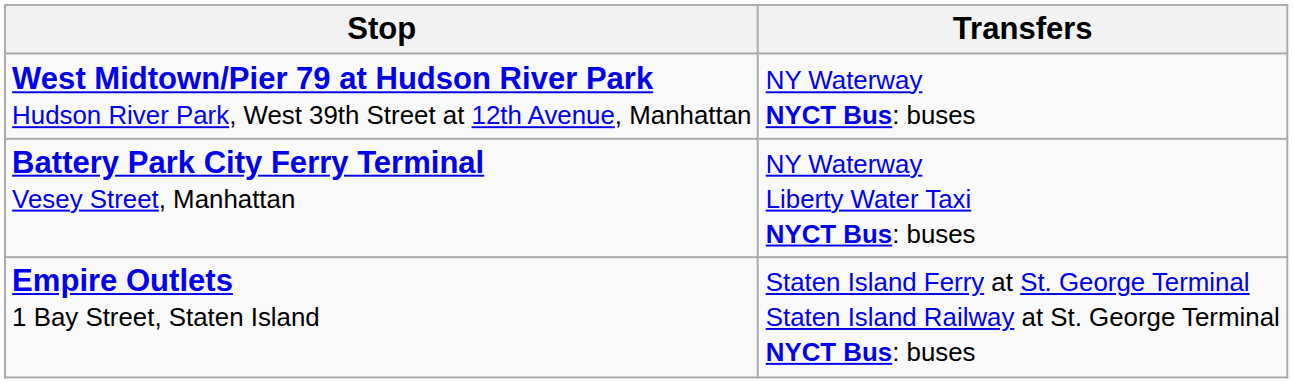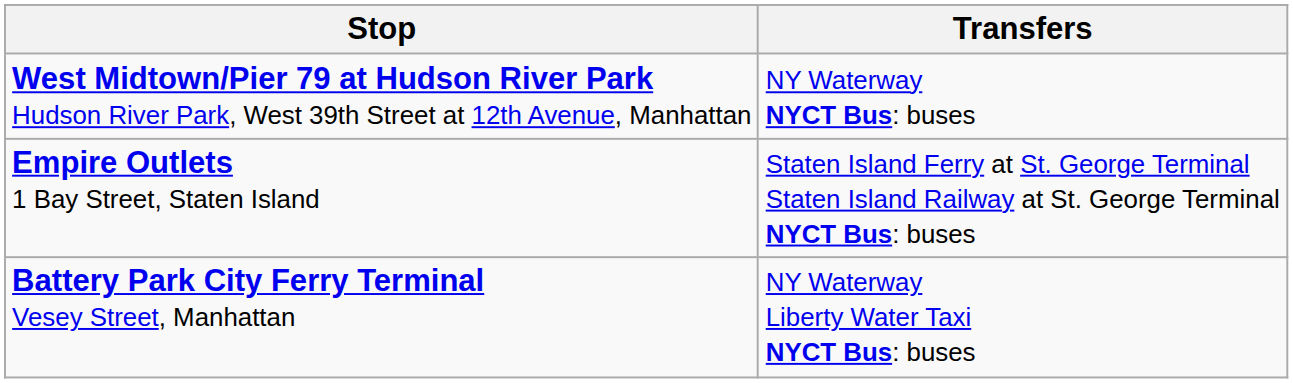rows swapped: (248, 179) <-> (166, 299)
